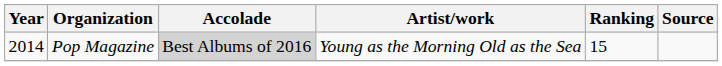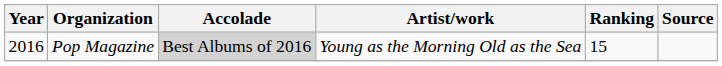(26, 46) 2014 -> (26, 46) 2016
